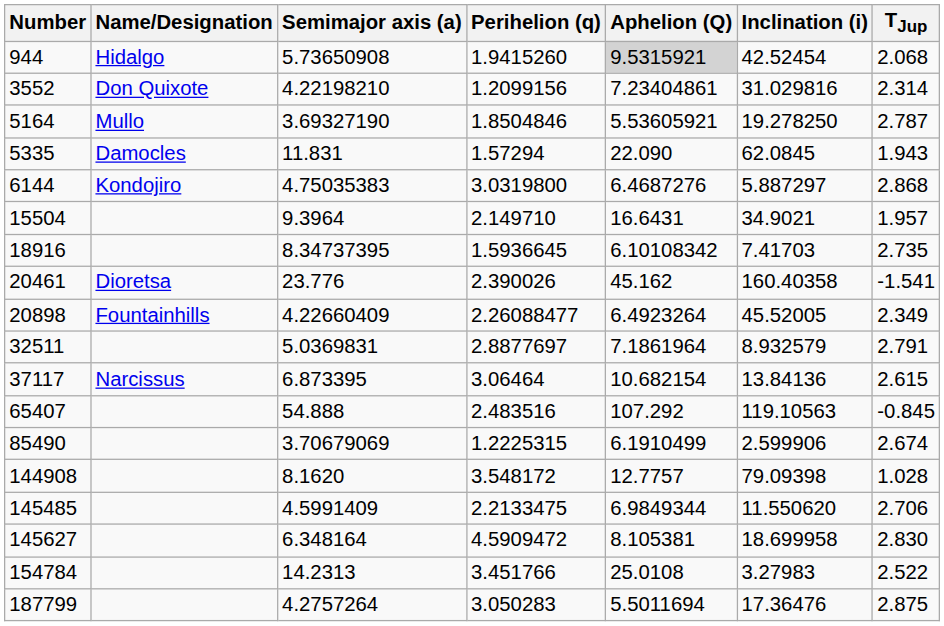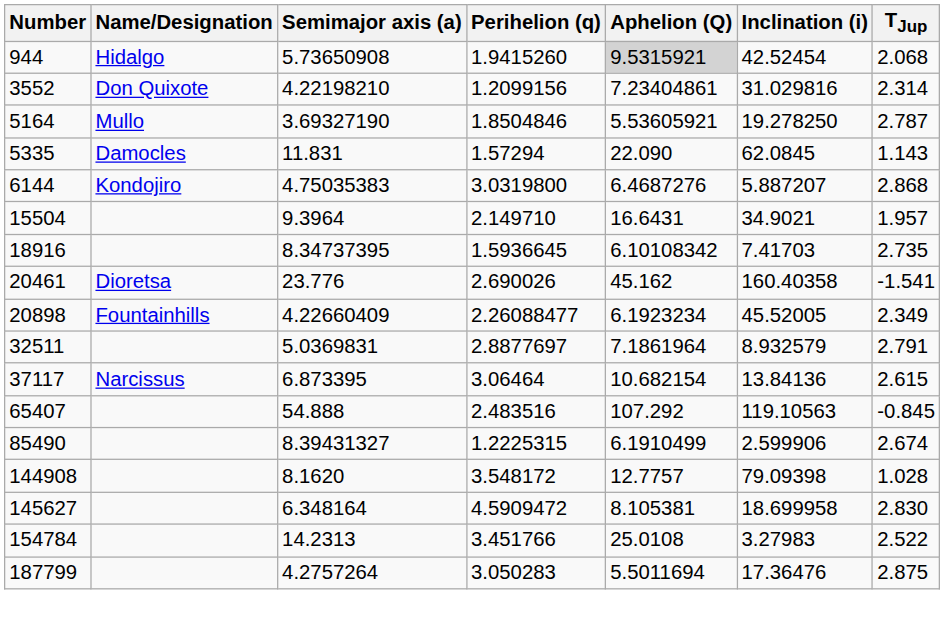(903, 153) 1.943 -> (903, 153) 1.143
(784, 185) 5.887297 -> (784, 185) 5.887207
(513, 282) 2.390026 -> (513, 282) 2.690026
(658, 314) 6.4923264 -> (658, 314) 6.1923234
(336, 443) 3.70679069 -> (336, 443) 8.39431327
- row: (43, 508)
